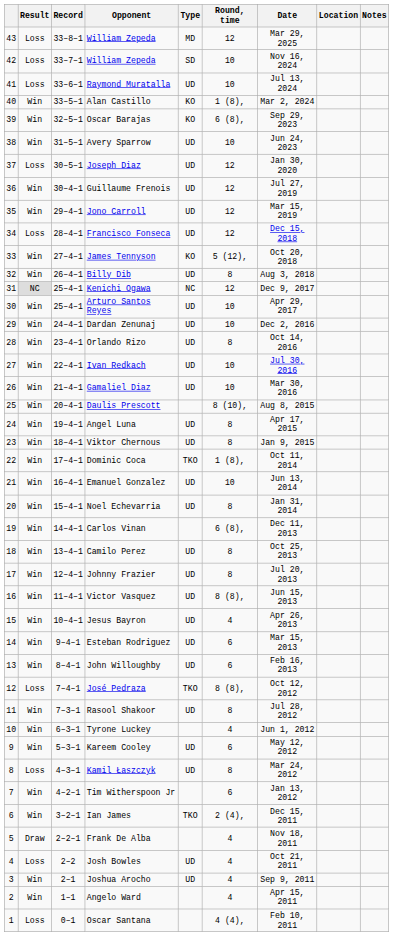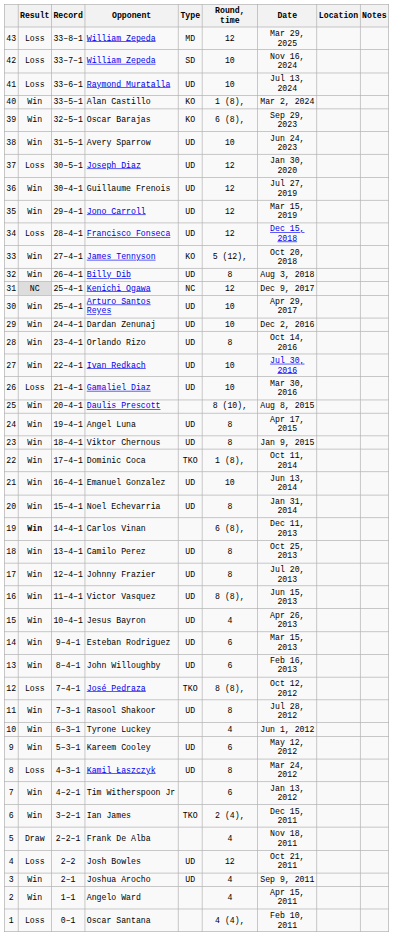(35, 388) Win -> (35, 388) Loss
(35, 529) normal -> (35, 529) bold
(230, 861) 4 -> (230, 861) 12
